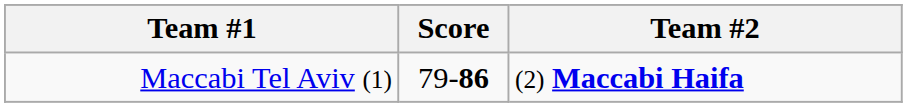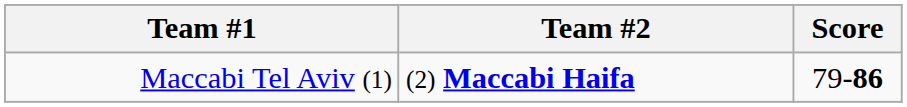columns swapped: (453, 28) <-> (705, 28)
